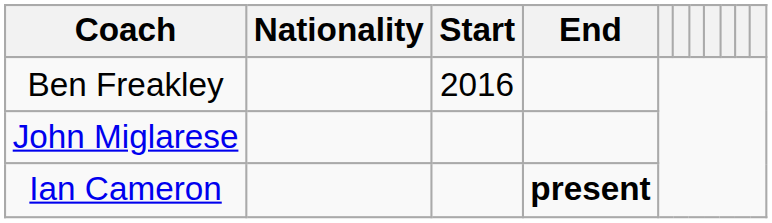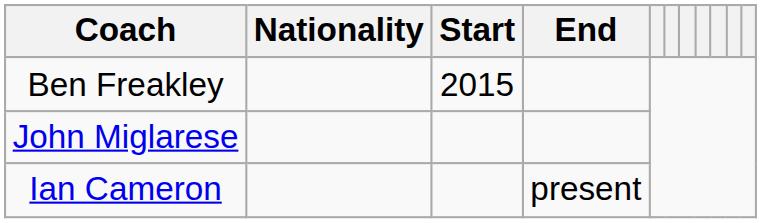(477, 83) 2016 -> (477, 83) 2015
(590, 189) bold -> (586, 189) normal
